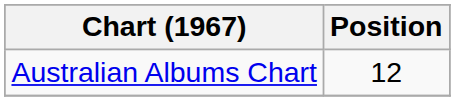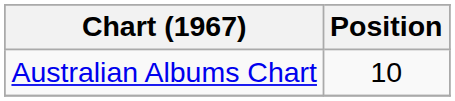(386, 72) 12 -> (386, 72) 10
